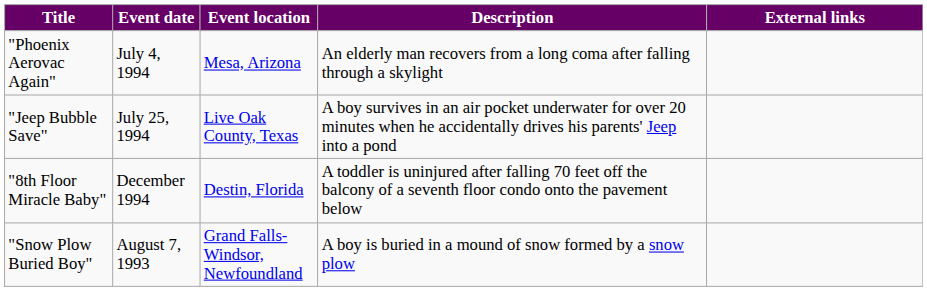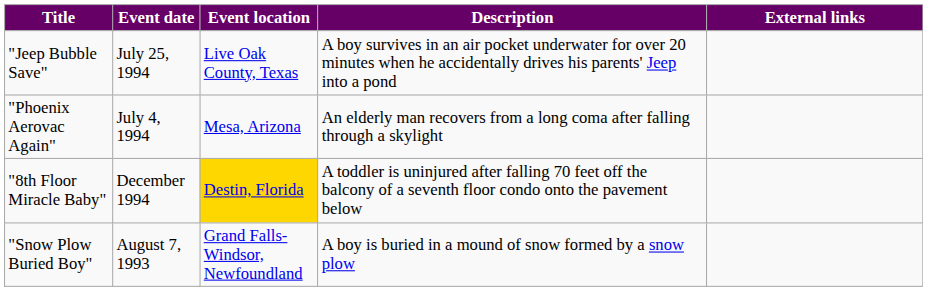rows swapped: (53, 126) <-> (39, 62)
(254, 190) no background -> (254, 190) gold background
